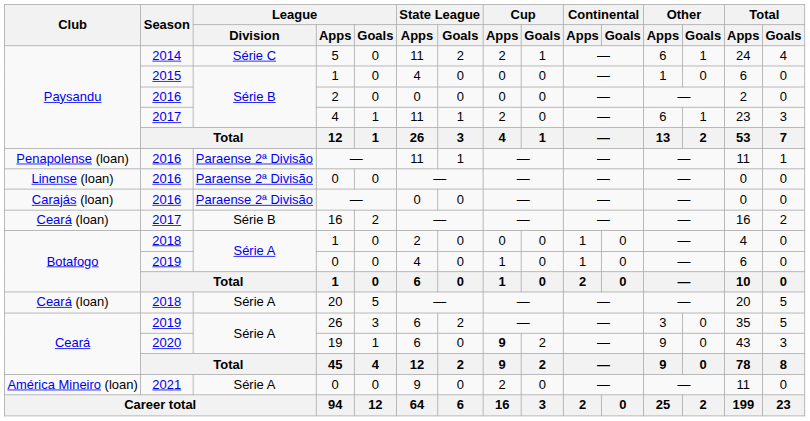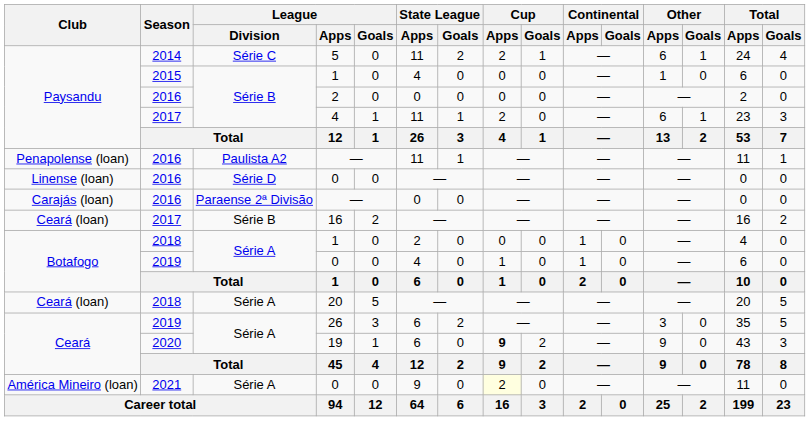(254, 158) Paraense 2ª Divisão -> (254, 158) Paulista A2
(254, 179) Paraense 2ª Divisão -> (254, 179) Série D
(502, 384) no background -> (502, 384) lightyellow background
